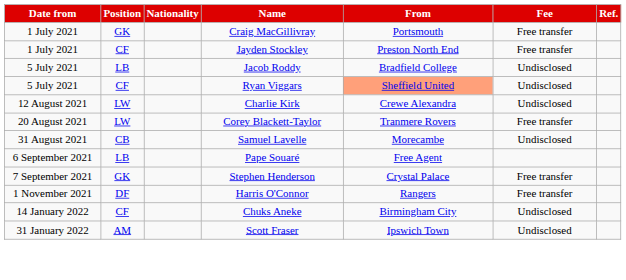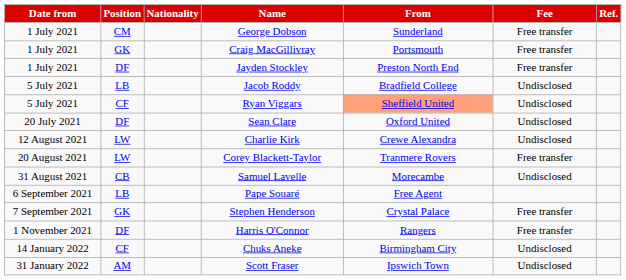+ row: (272, 31)
(122, 50) CF -> (122, 68) DF
+ row: (272, 122)
